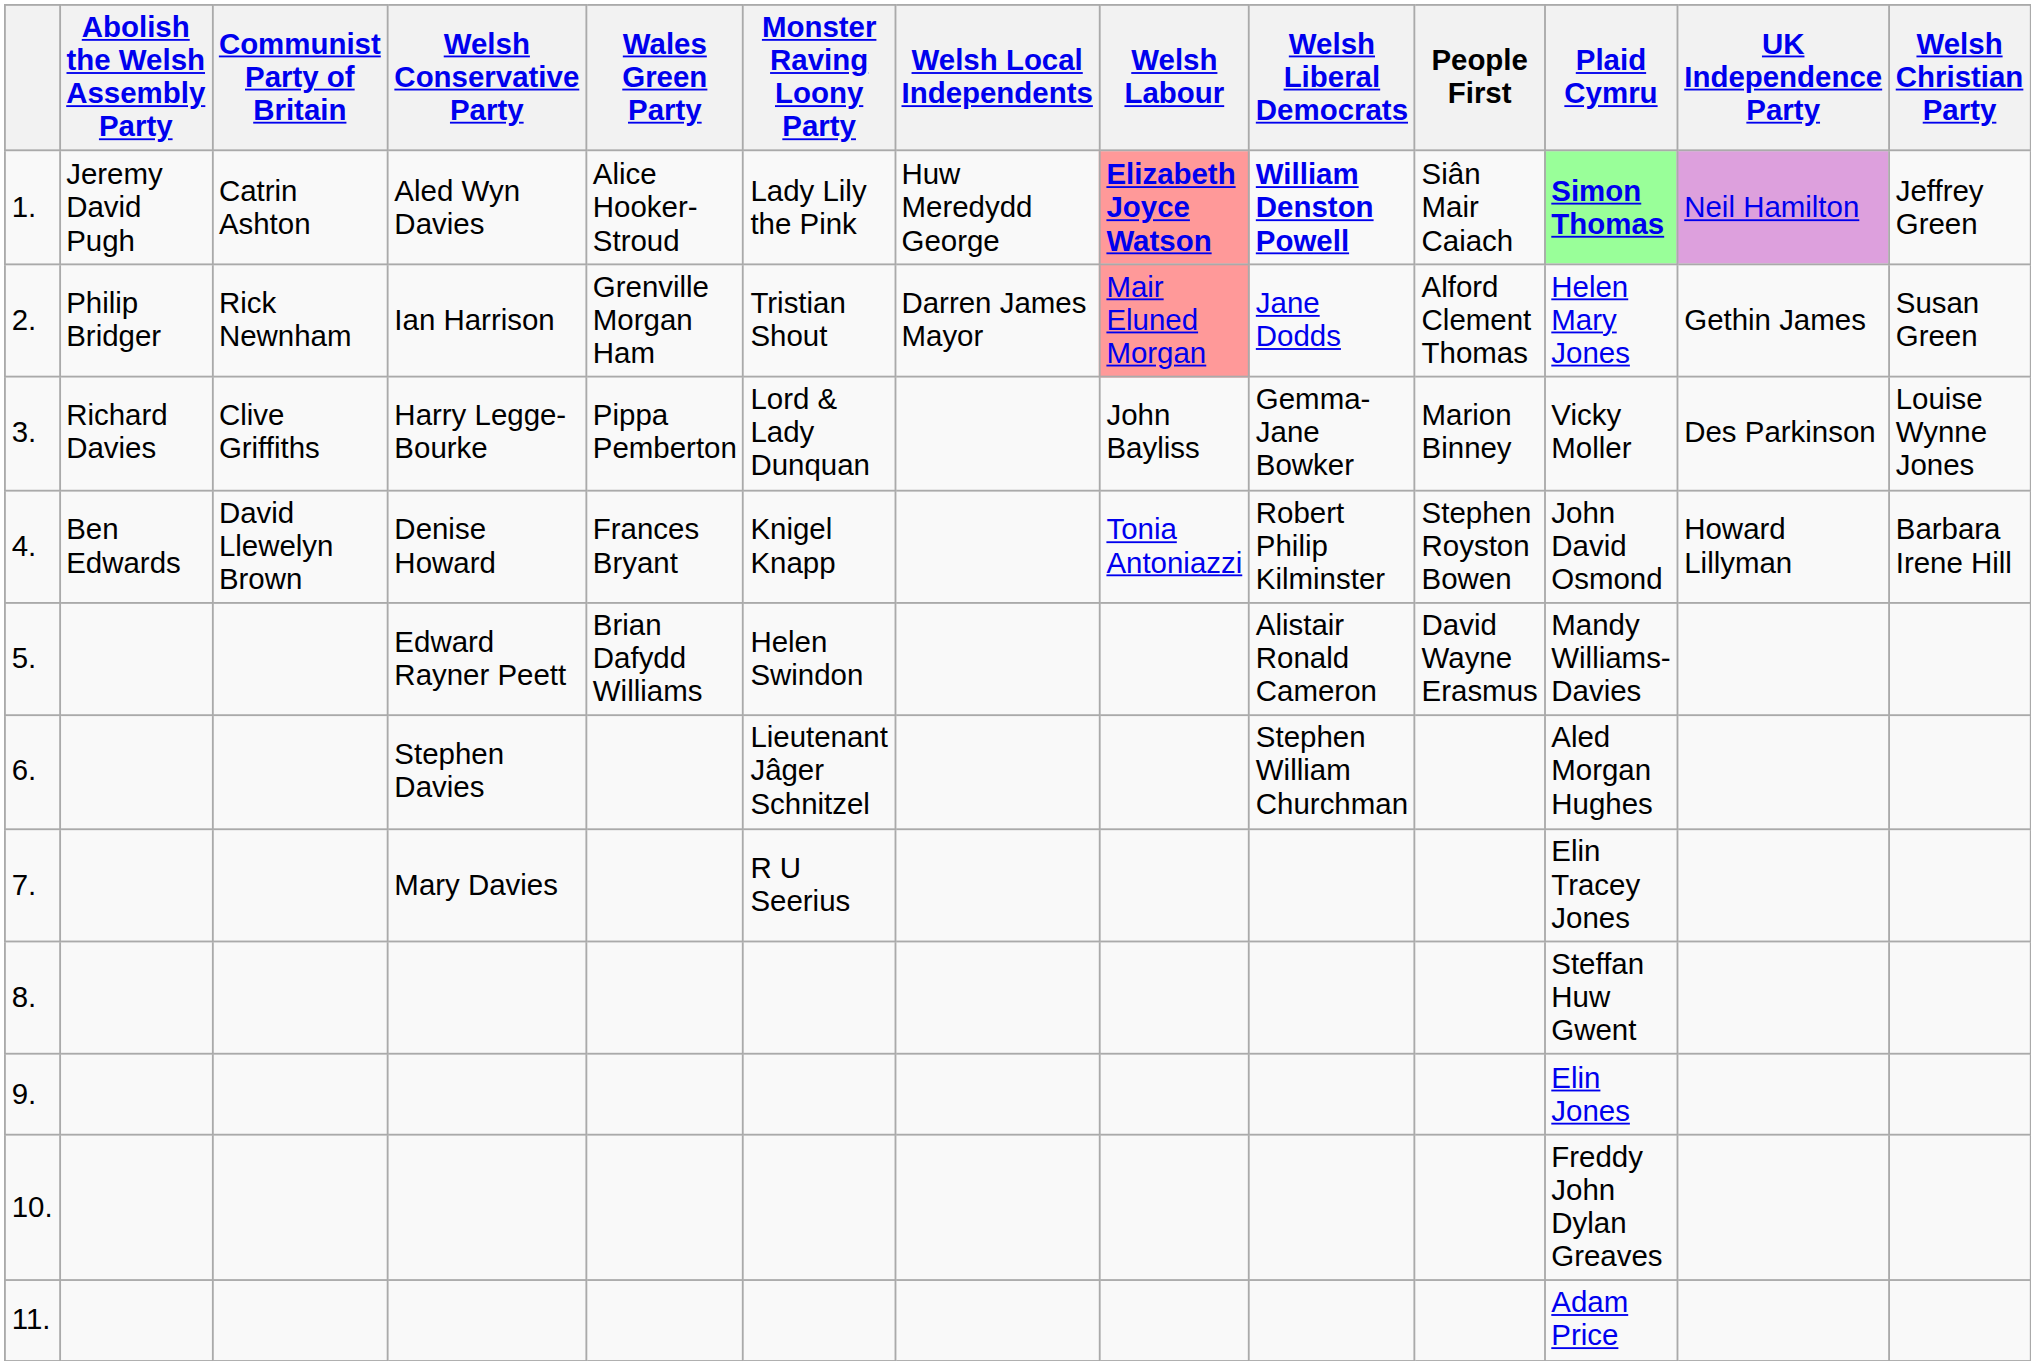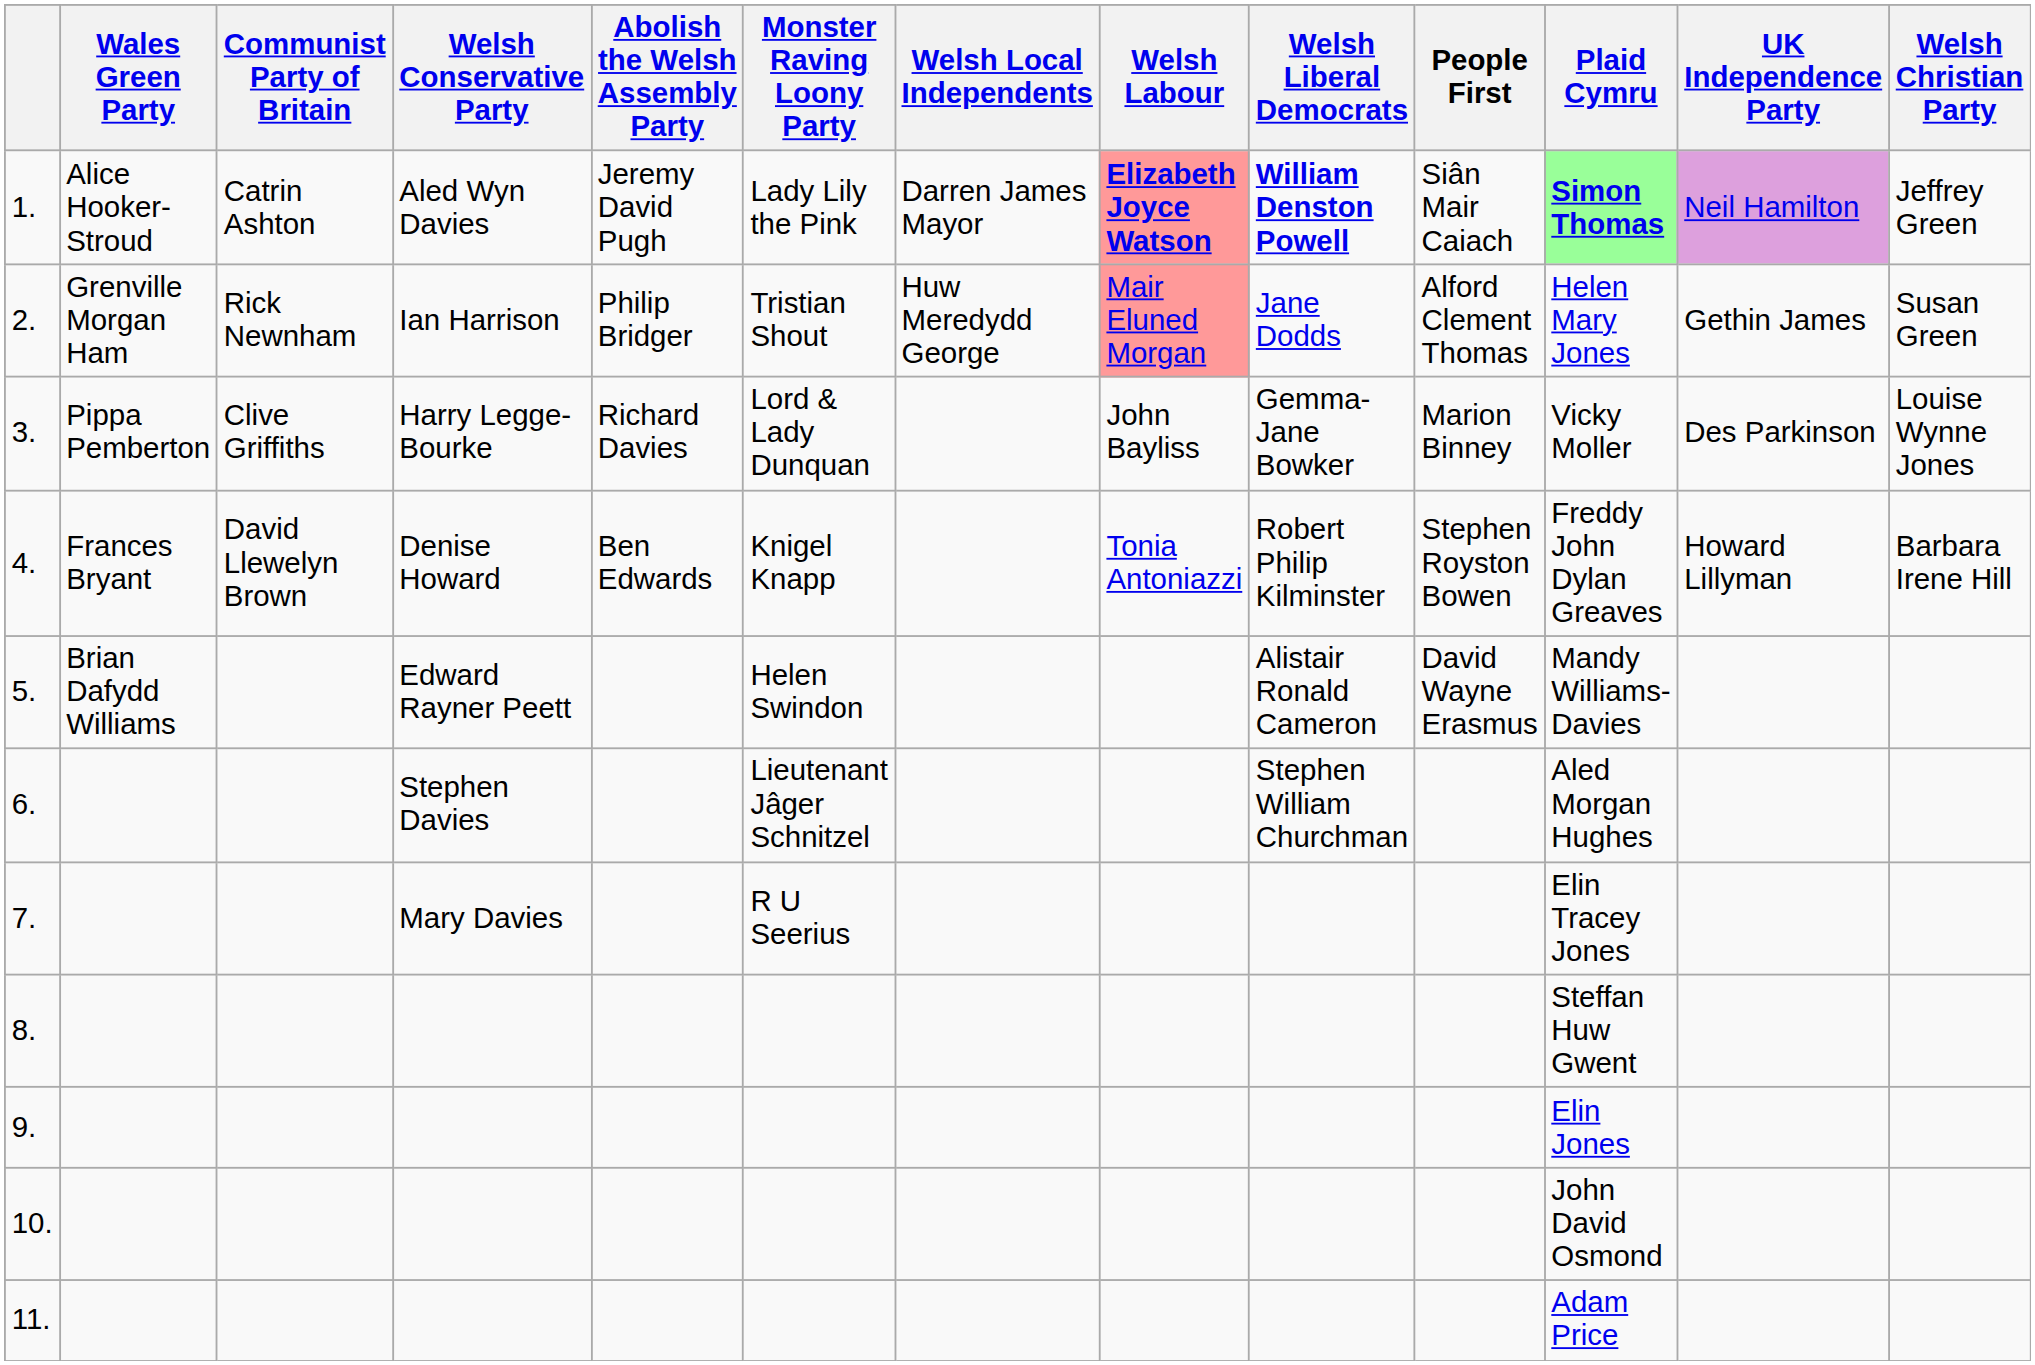columns swapped: (136, 77) <-> (665, 77)
(967, 207) Huw Meredydd George -> (994, 207) Darren James Mayor
(994, 319) Darren James Mayor -> (967, 319) Huw Meredydd George
(1607, 545) John David Osmond -> (1607, 562) Freddy John Dylan Greaves
(1607, 1206) Freddy John Dylan Greaves -> (1607, 1223) John David Osmond
